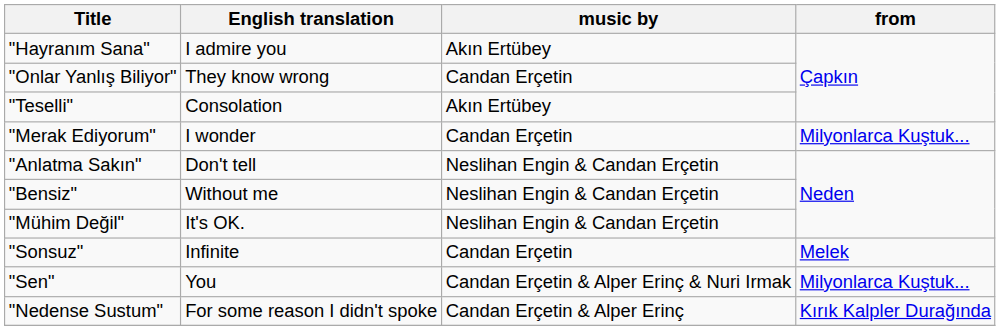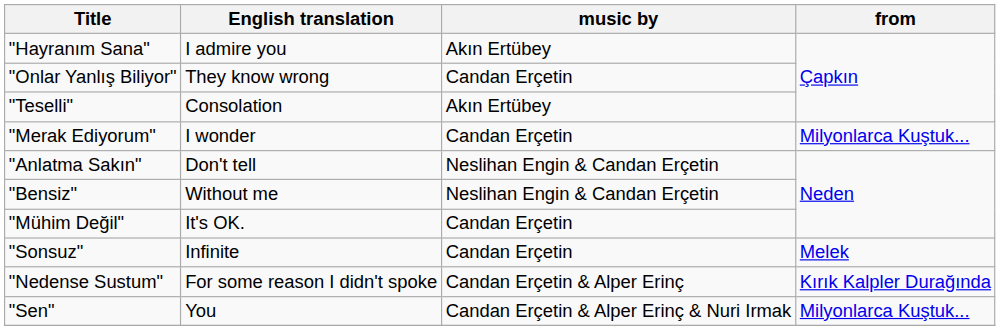(582, 223) Neslihan Engin & Candan Erçetin -> (509, 223) Candan Erçetin
rows swapped: (86, 310) <-> (32, 281)
